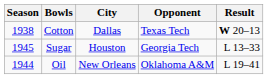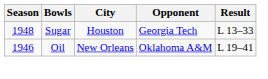- row: (59, 30)
(23, 47) 1945 -> (23, 30) 1948
(23, 64) 1944 -> (23, 47) 1946
